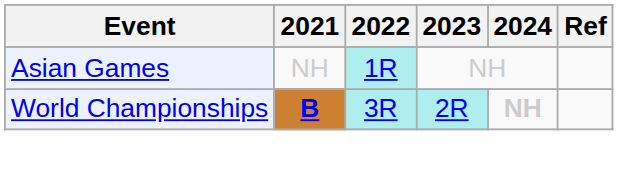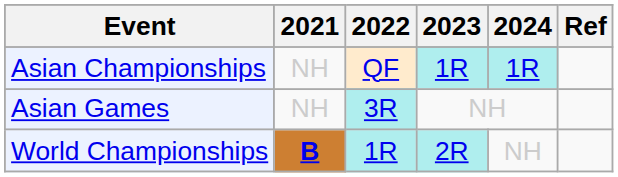+ row: (138, 68)
(381, 68) 1R -> (381, 109) 3R
(381, 109) 3R -> (381, 151) 1R
(523, 109) bold -> (523, 151) normal
